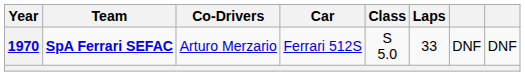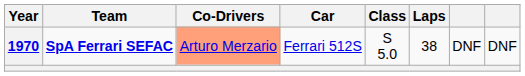(228, 46) no background -> (228, 46) lightsalmon background
(429, 46) 33 -> (429, 46) 38
